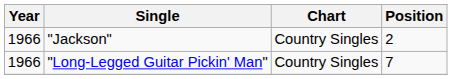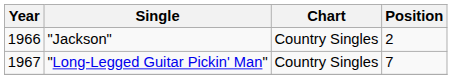(24, 62) 1966 -> (24, 62) 1967
